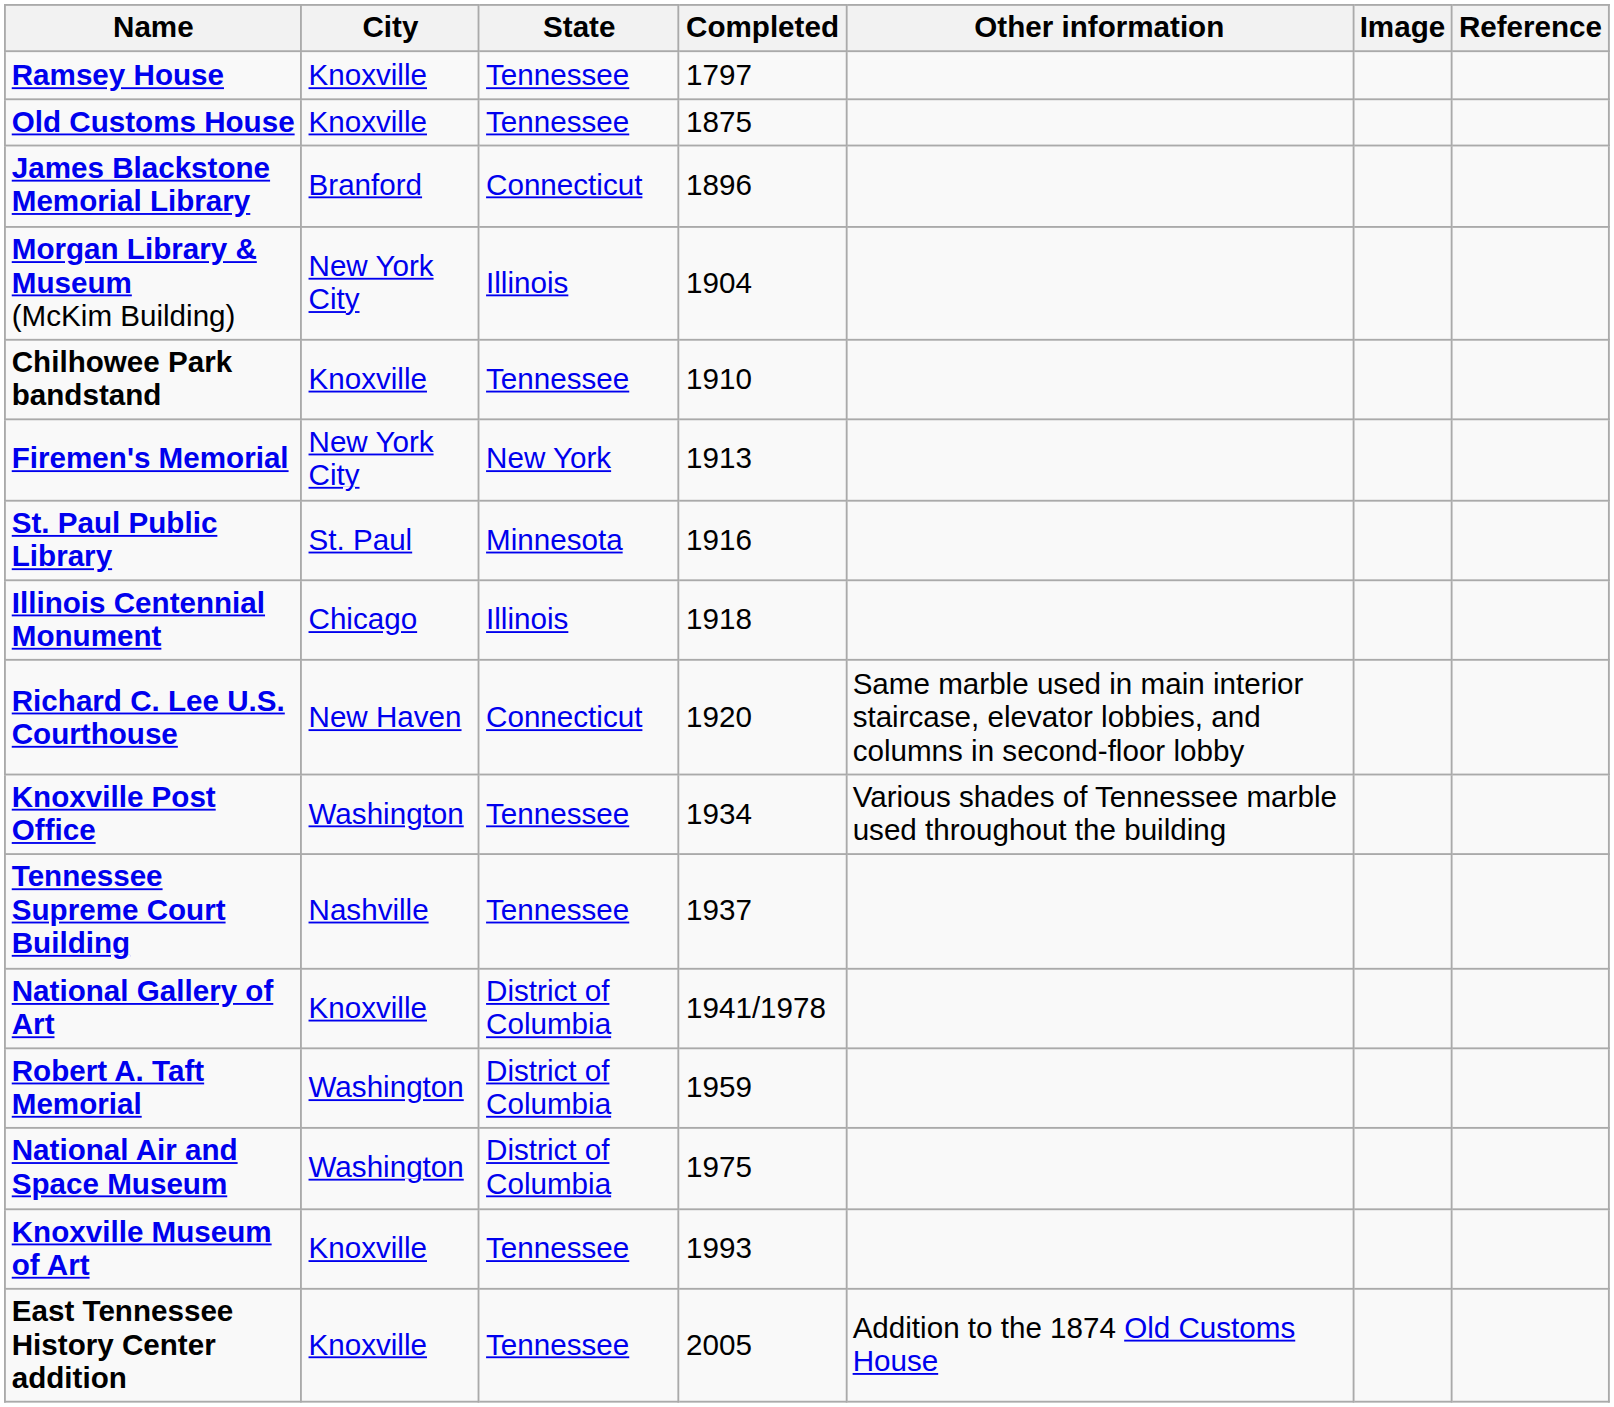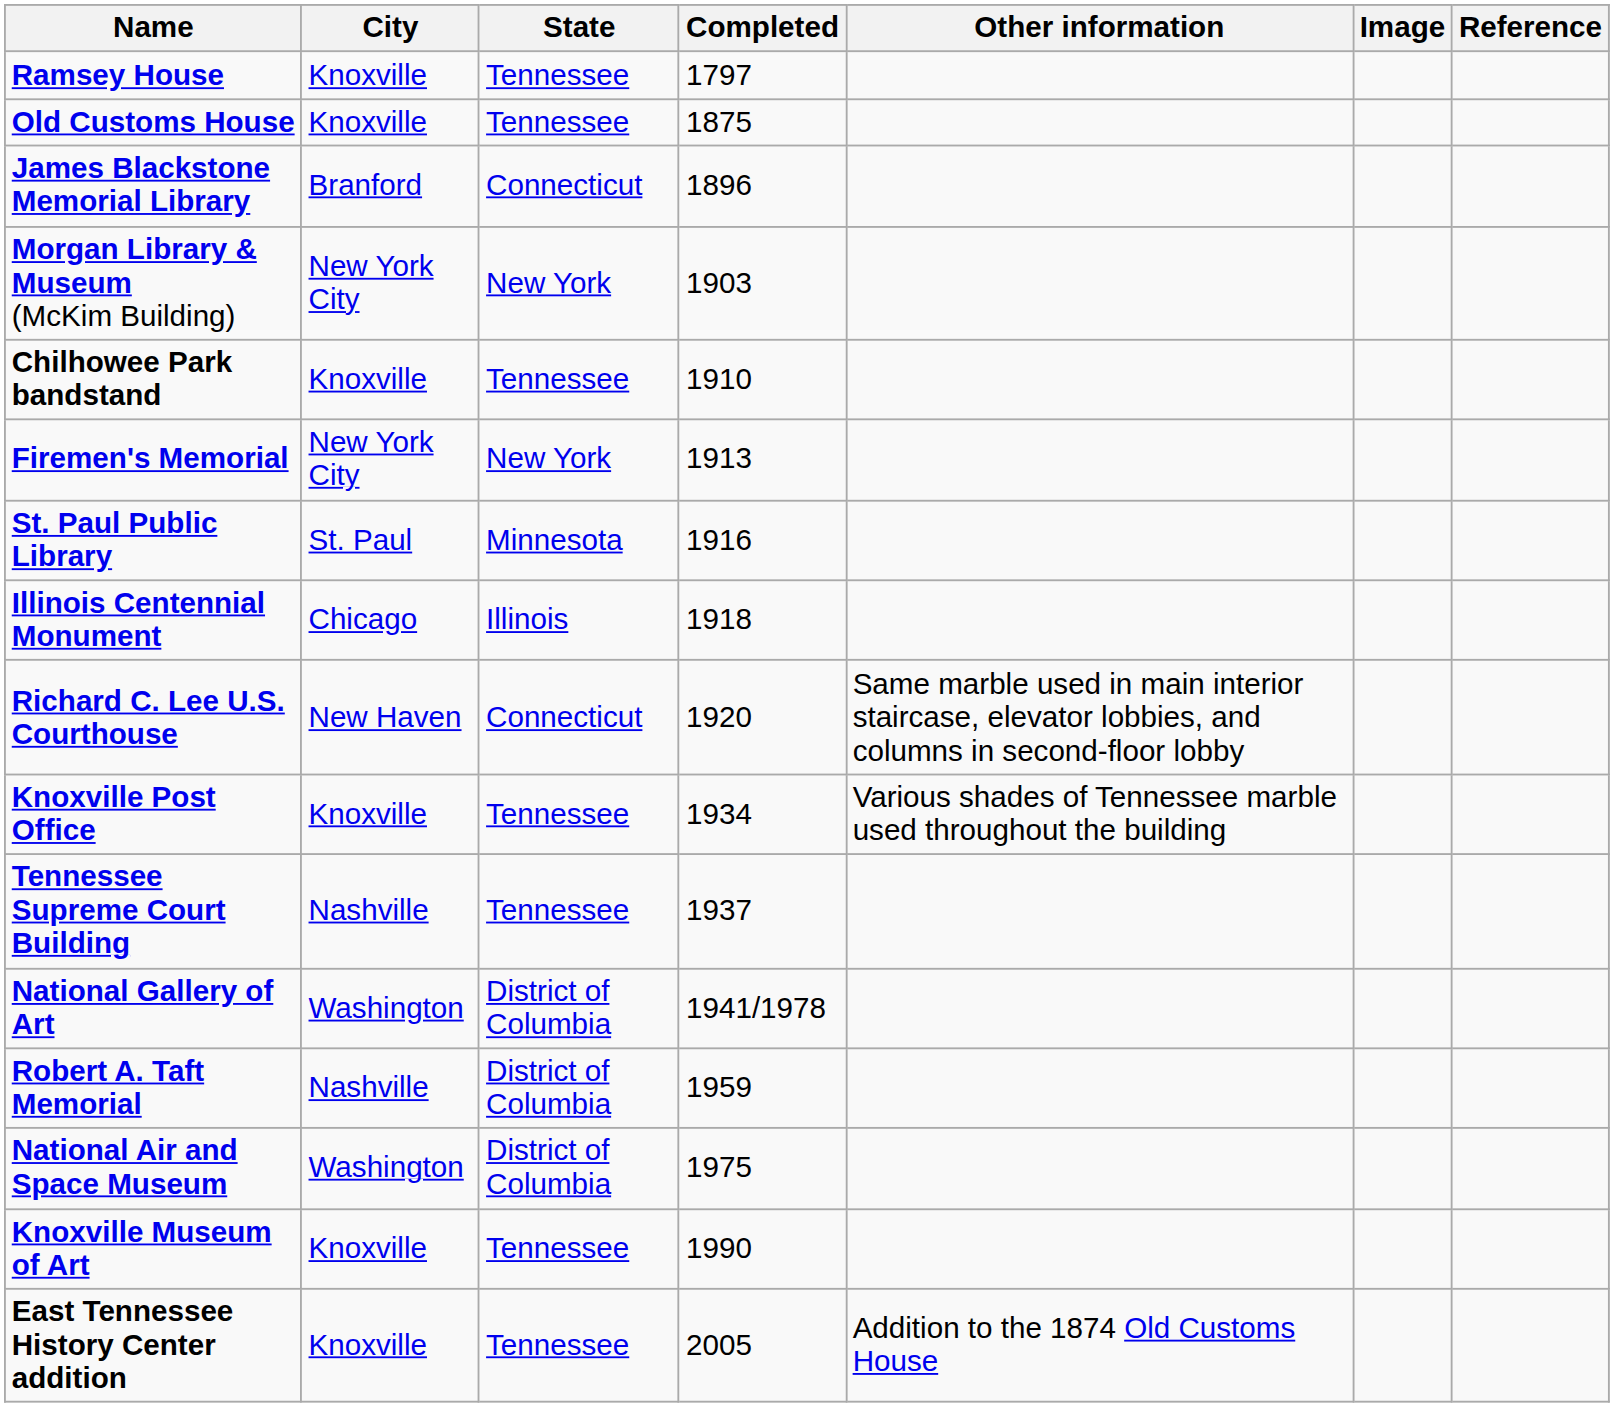(527, 282) Illinois -> (549, 282) New York
(719, 282) 1904 -> (719, 282) 1903
(386, 813) Washington -> (368, 813) Knoxville
(368, 1007) Knoxville -> (386, 1007) Washington
(386, 1087) Washington -> (369, 1087) Nashville
(719, 1248) 1993 -> (719, 1248) 1990
